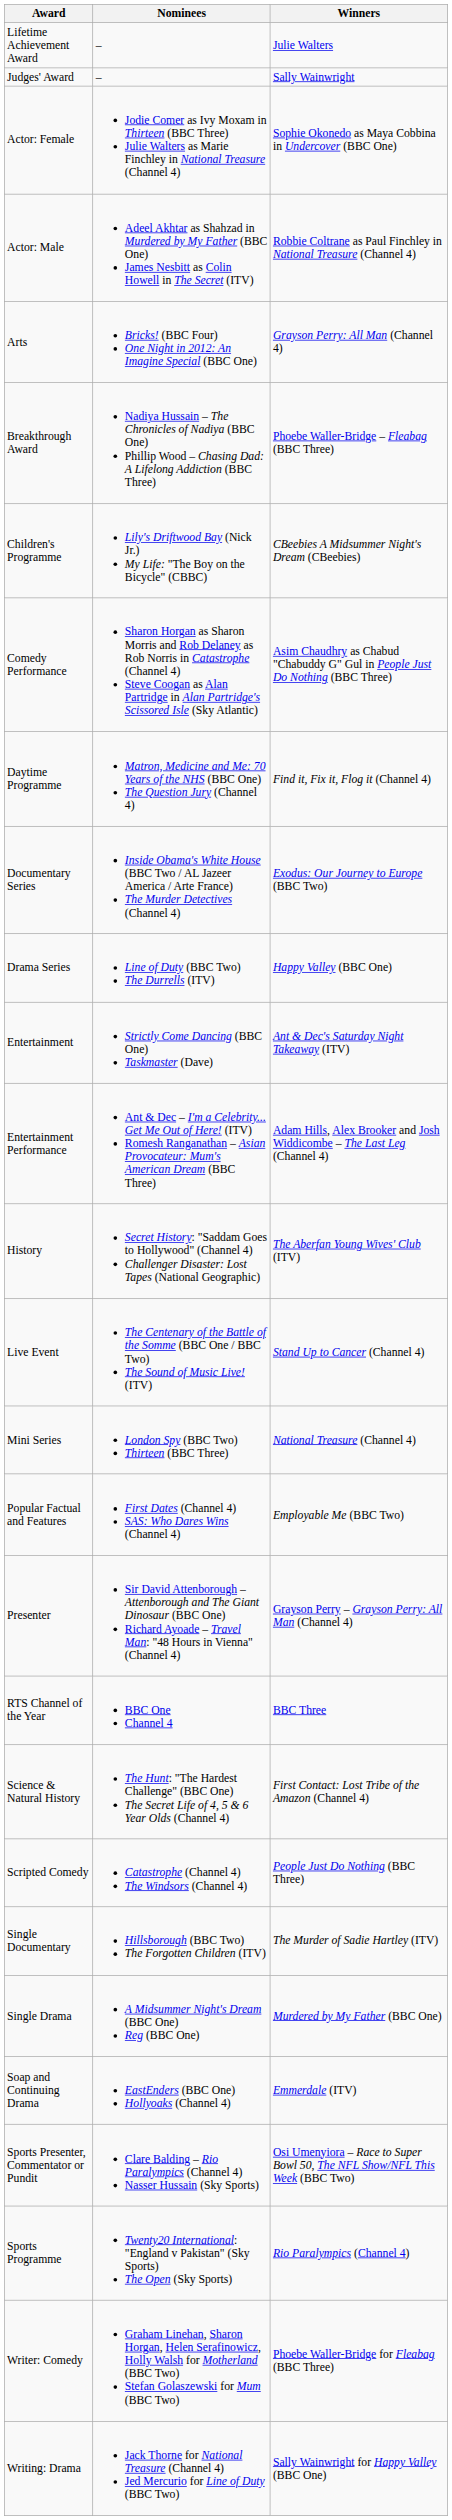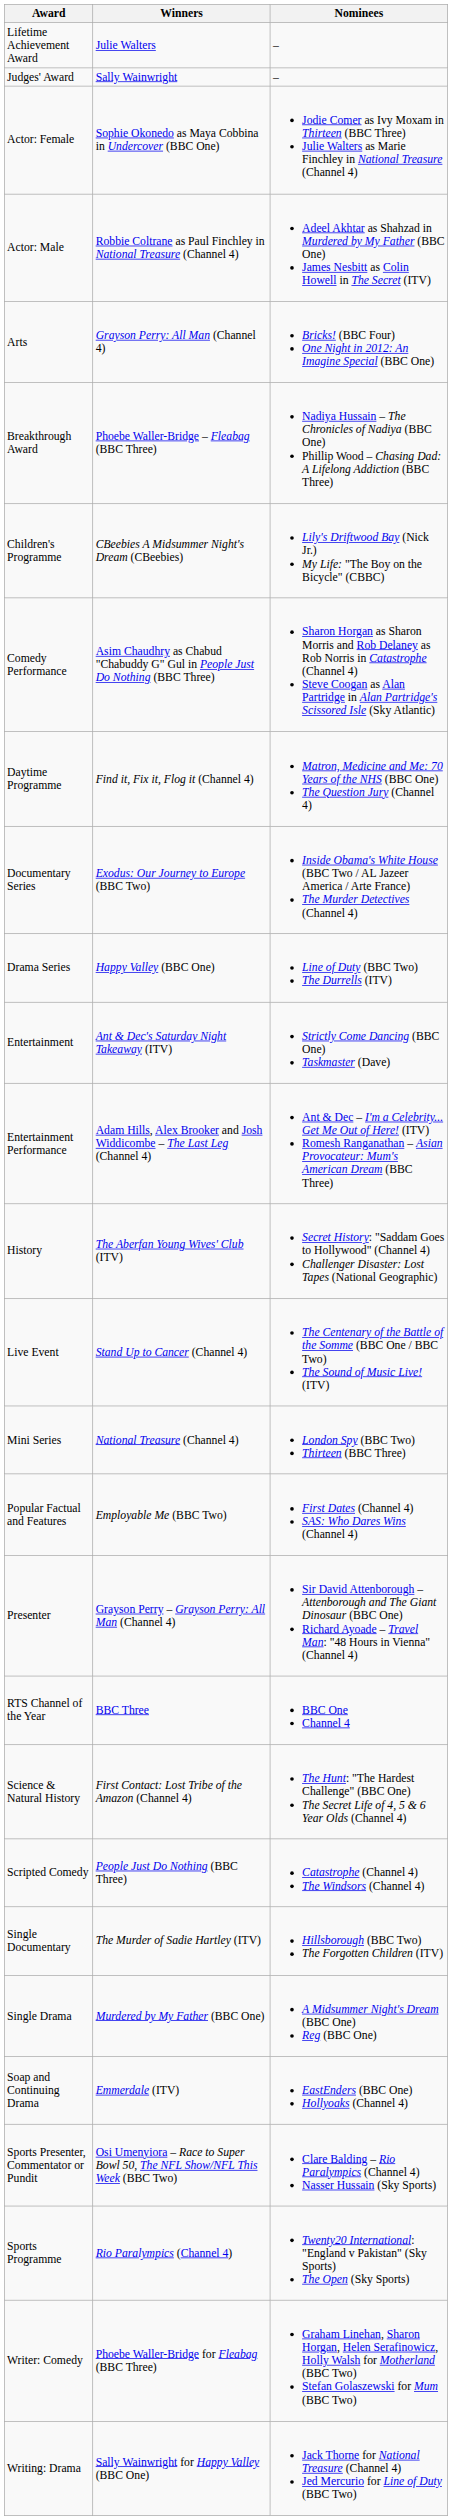columns swapped: (359, 13) <-> (182, 13)
